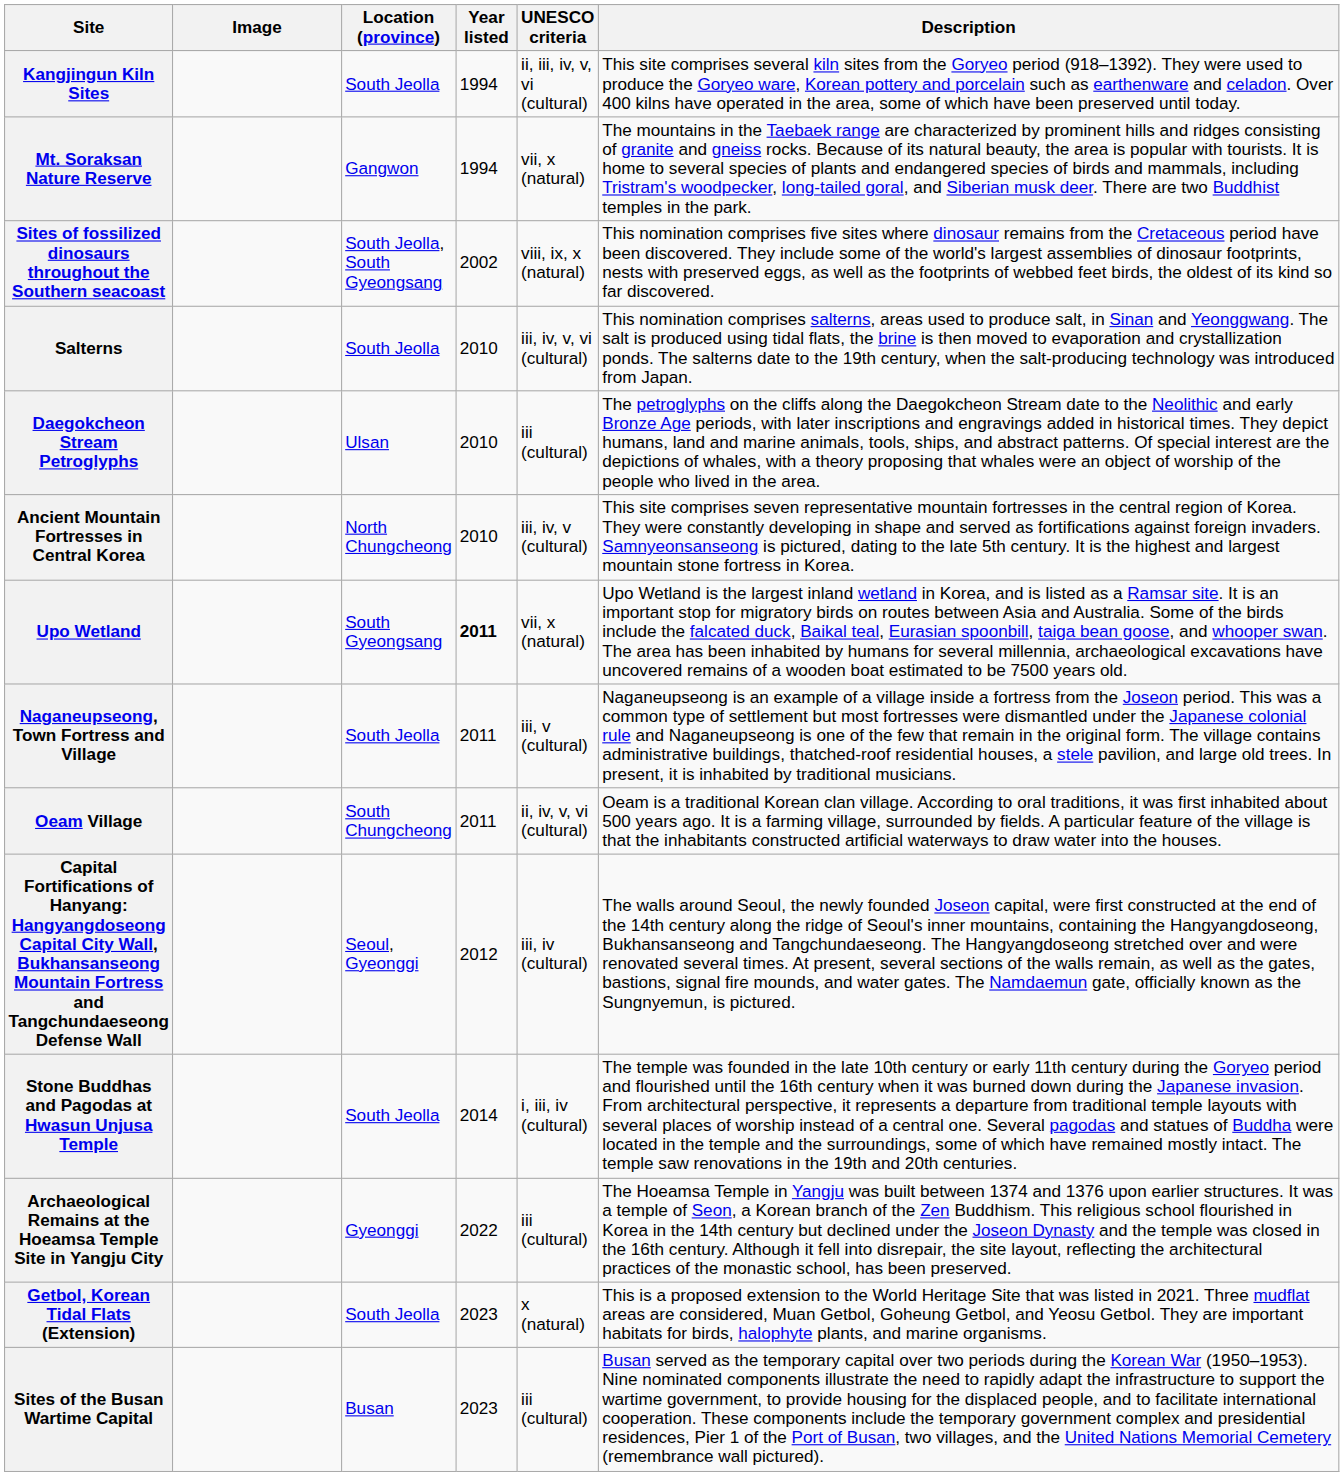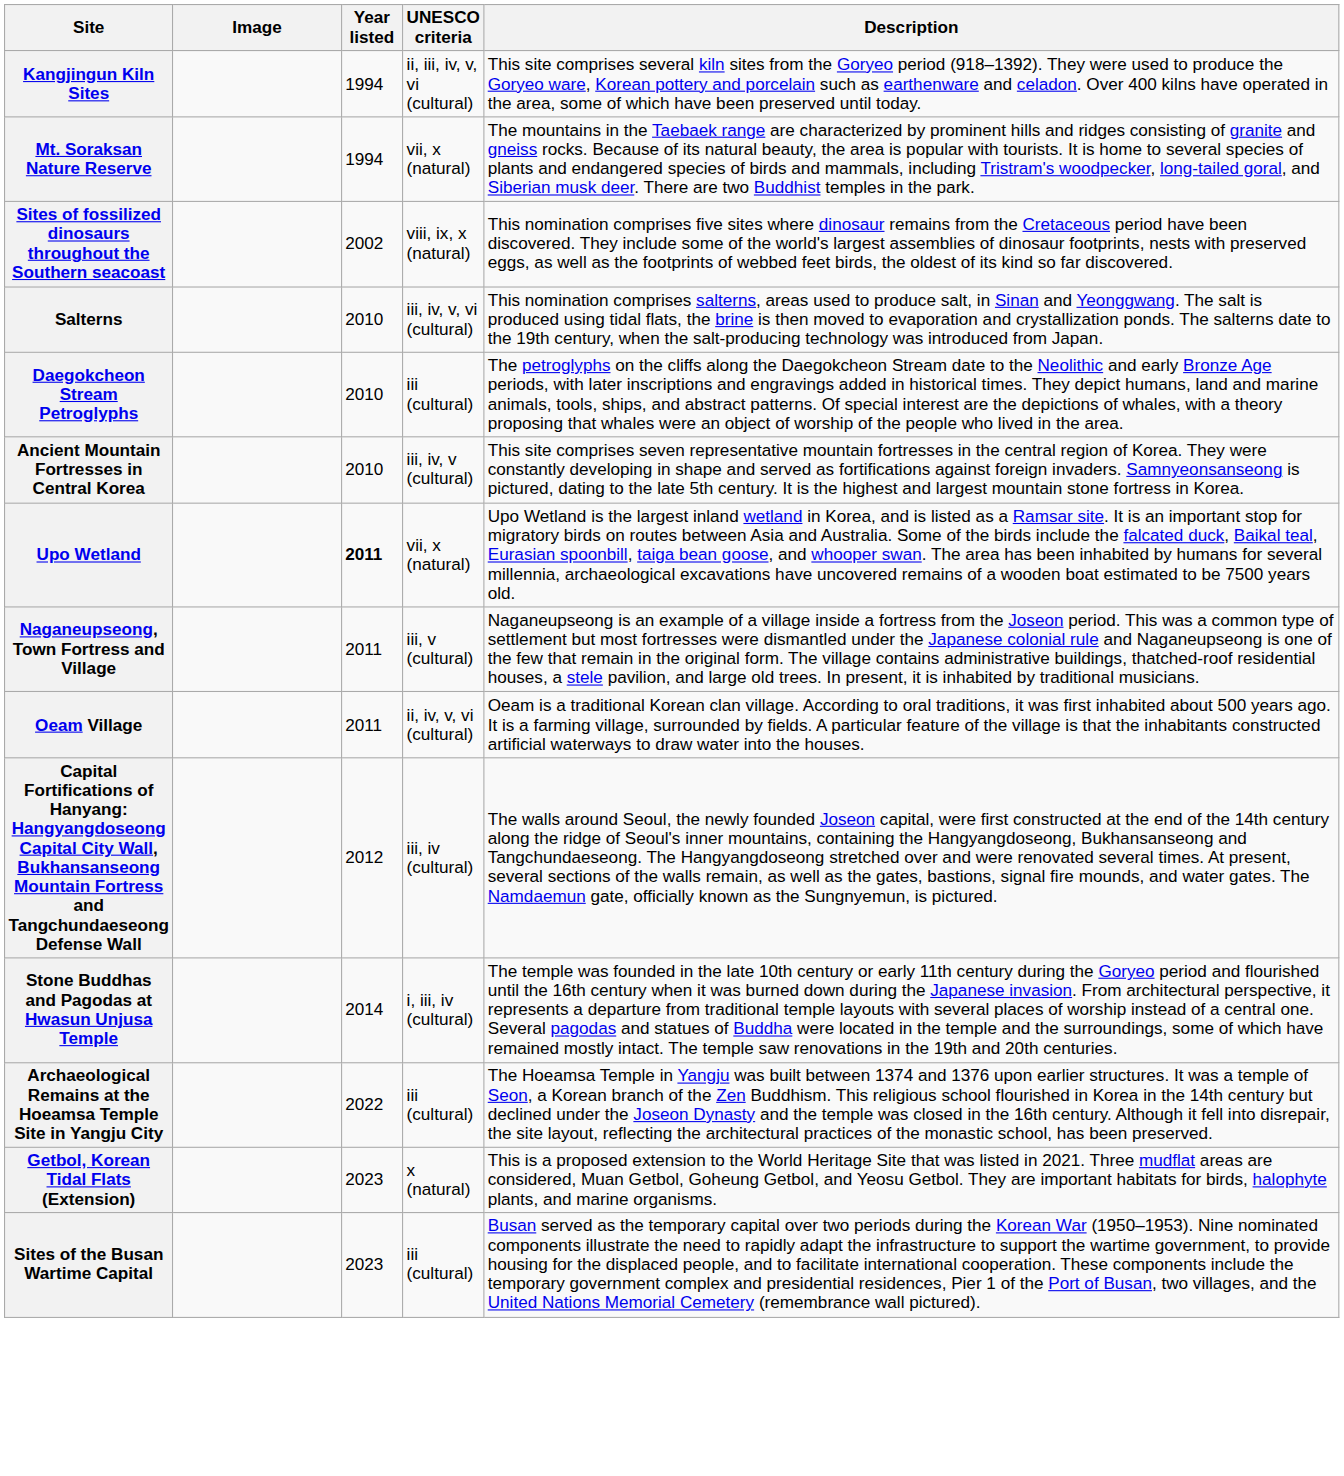- column: (398, 27)
